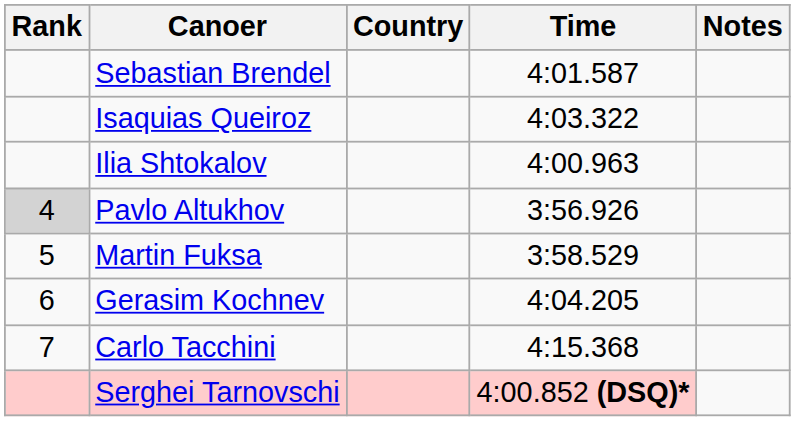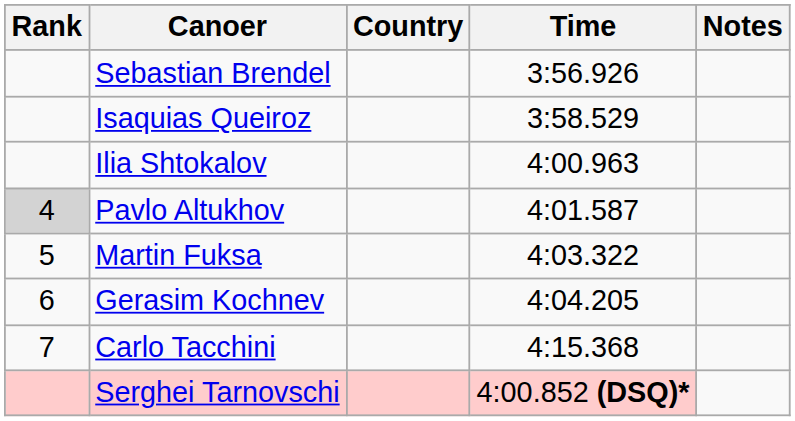(583, 73) 4:01.587 -> (583, 73) 3:56.926
(583, 118) 4:03.322 -> (583, 118) 3:58.529
(583, 210) 3:56.926 -> (583, 210) 4:01.587
(583, 255) 3:58.529 -> (583, 255) 4:03.322
